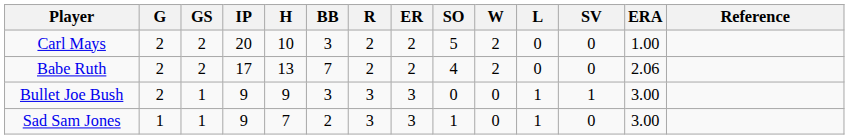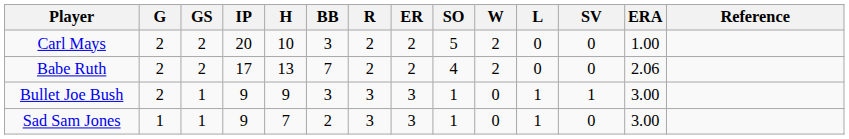(454, 95) 0 -> (454, 95) 1
